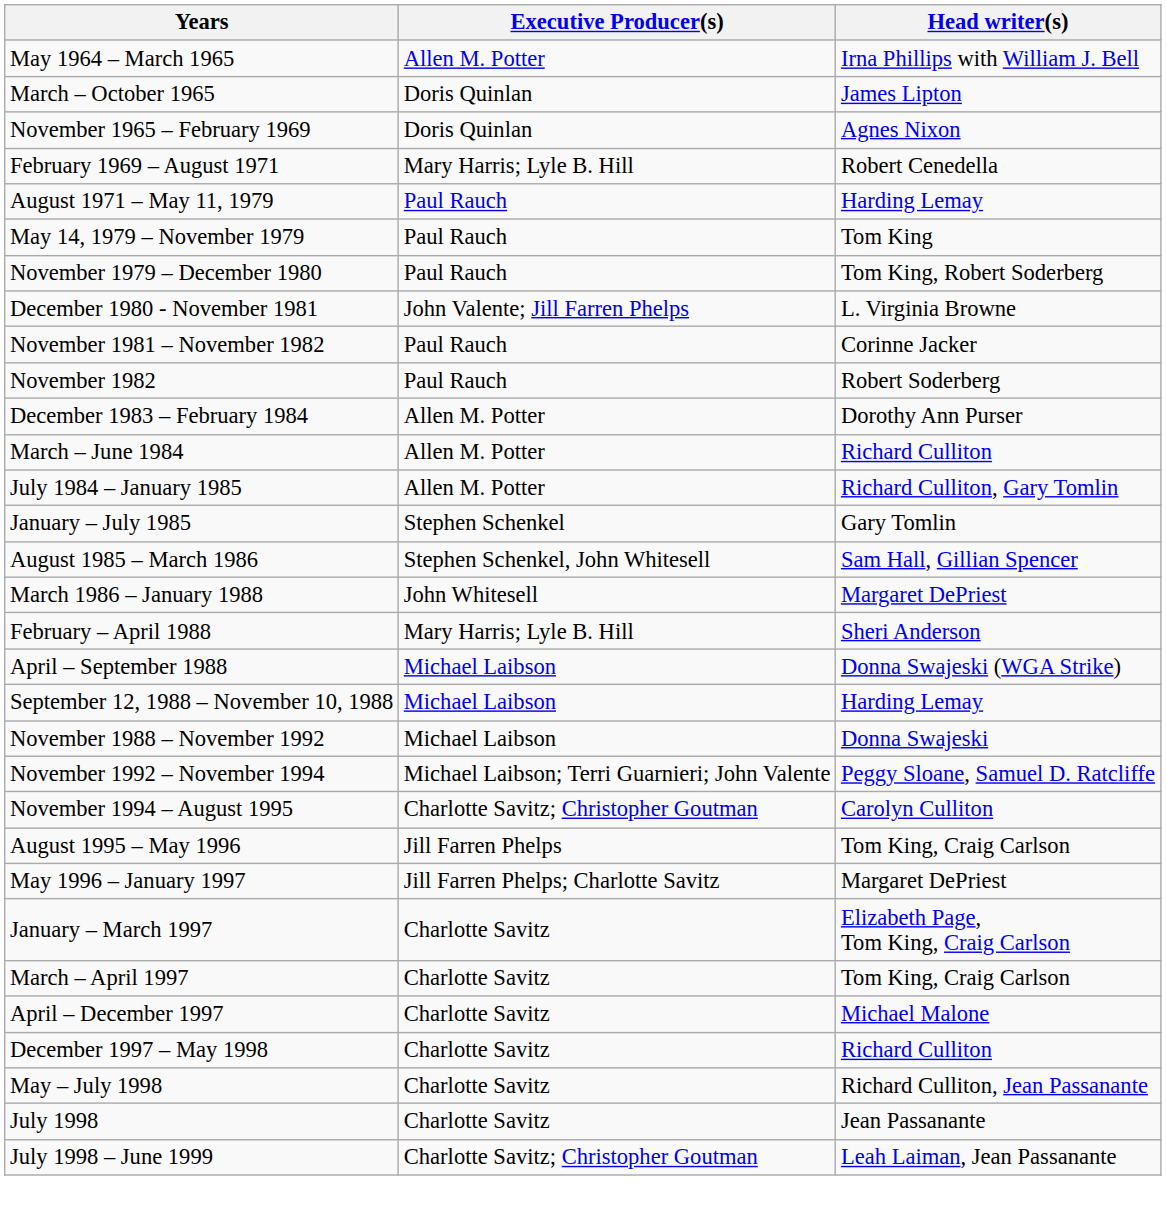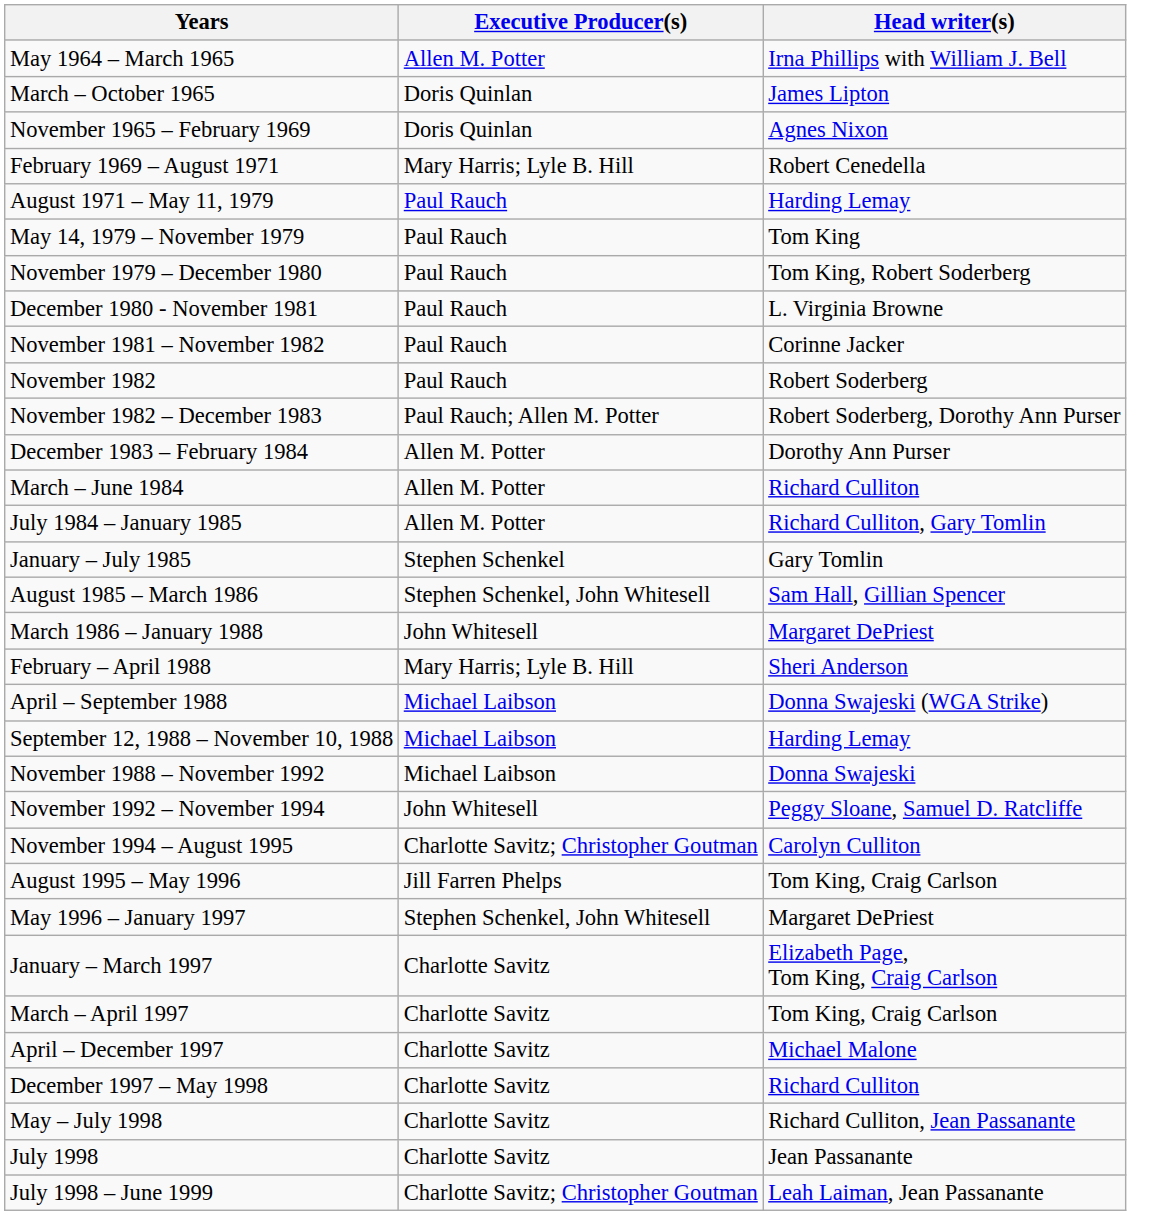(546, 308) John Valente; Jill Farren Phelps -> (455, 308) Paul Rauch
+ row: (166, 415)
(617, 773) Michael Laibson; Terri Guarnieri; John Valente -> (471, 809) John Whitesell
(562, 881) Jill Farren Phelps; Charlotte Savitz -> (557, 916) Stephen Schenkel, John Whitesell
